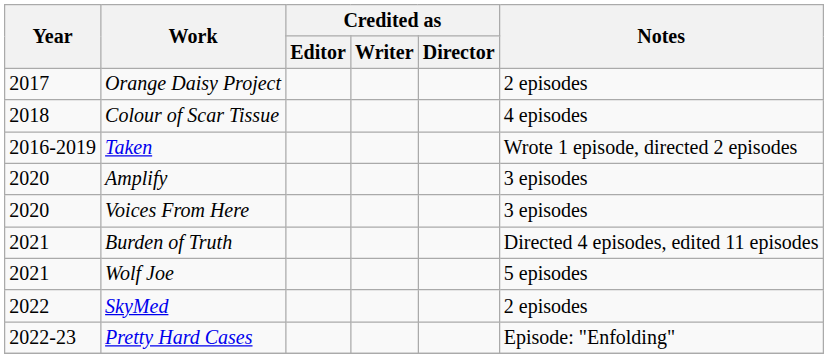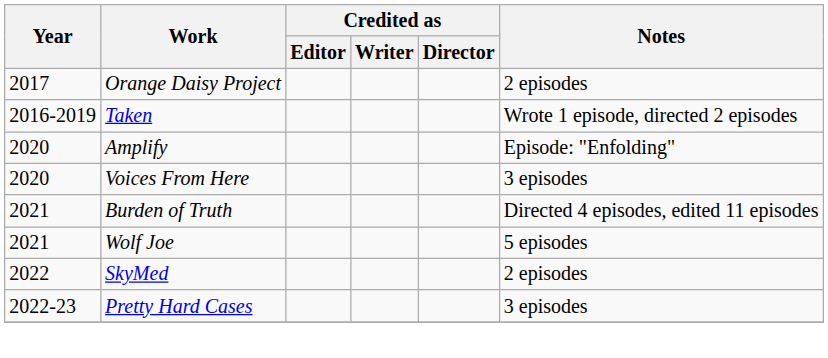- row: (192, 115)
(546, 178) 3 episodes -> (589, 147) Episode: "Enfolding"
(589, 337) Episode: "Enfolding" -> (546, 305) 3 episodes
